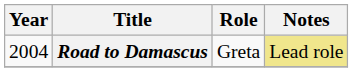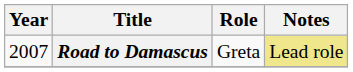(29, 50) 2004 -> (29, 50) 2007
